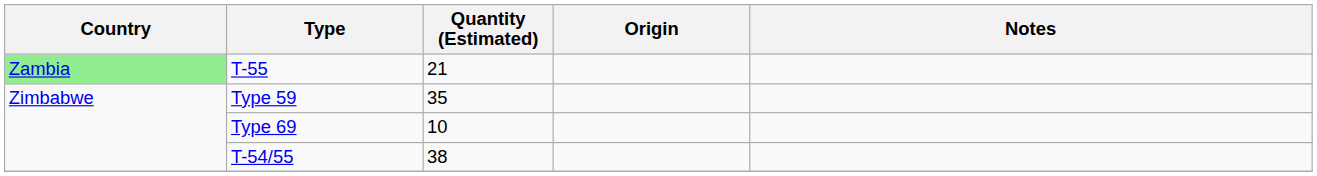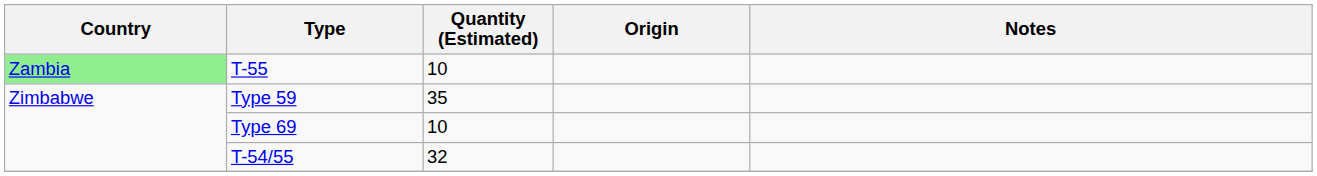(437, 68) 21 -> (437, 68) 10
(437, 156) 38 -> (437, 156) 32
